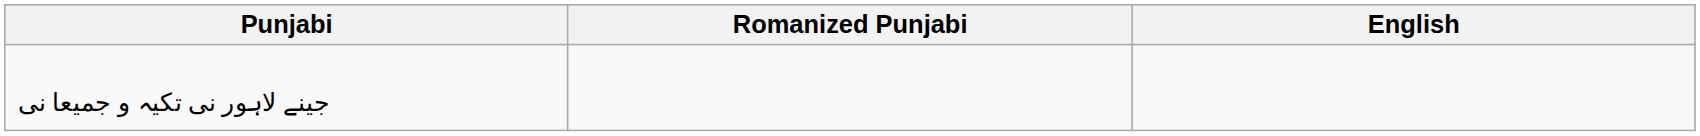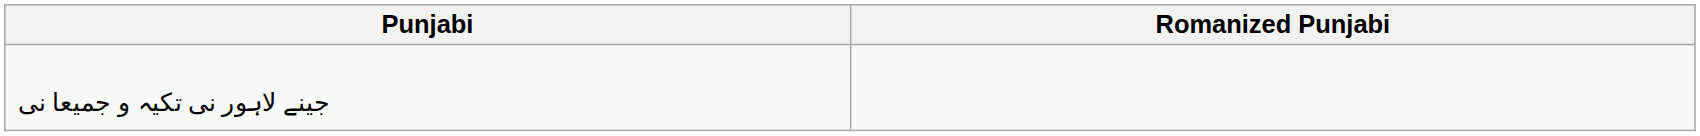- column: (1414, 24)
